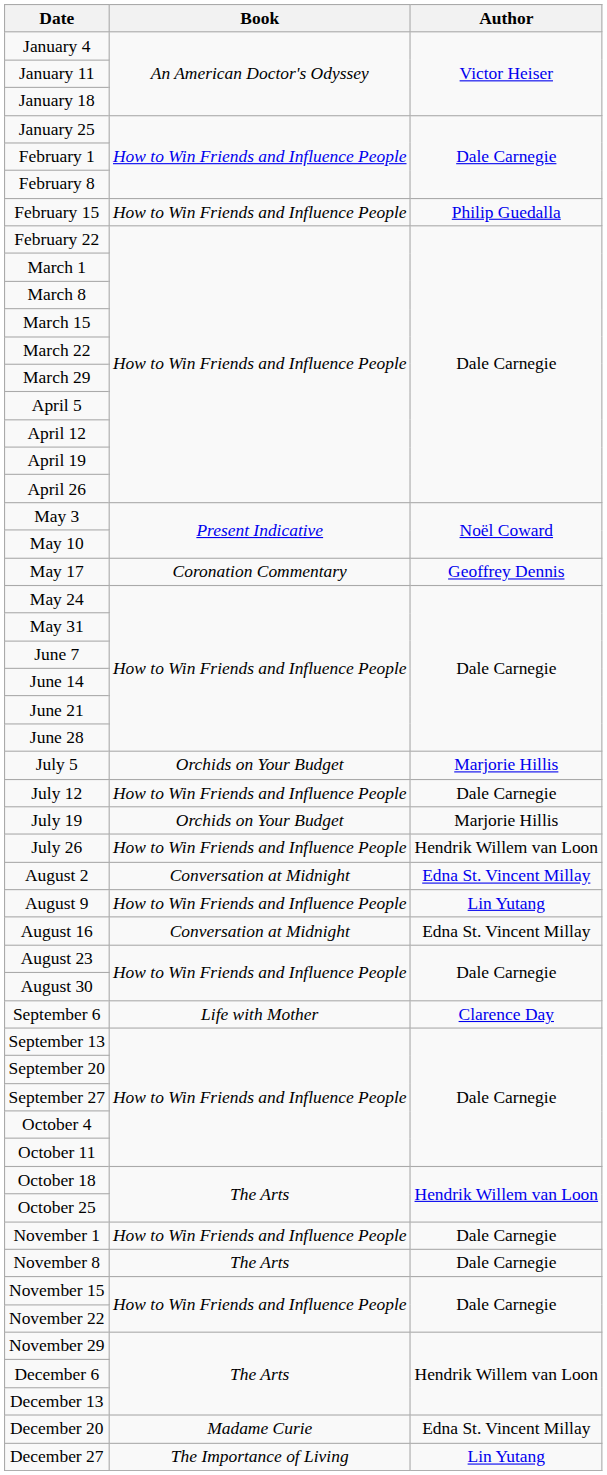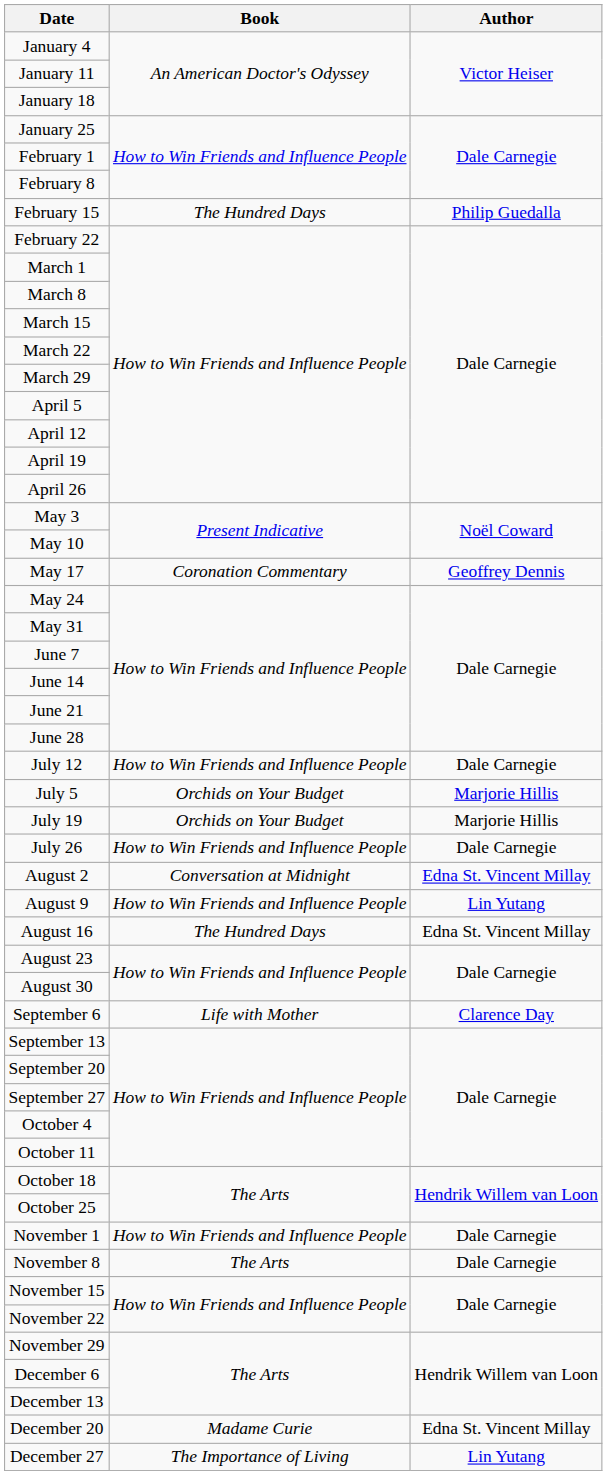(260, 211) How to Win Friends and Influence People -> (260, 211) The Hundred Days
rows swapped: (57, 765) <-> (57, 792)
(506, 848) Hendrik Willem van Loon -> (506, 848) Dale Carnegie
(260, 931) Conversation at Midnight -> (260, 931) The Hundred Days
